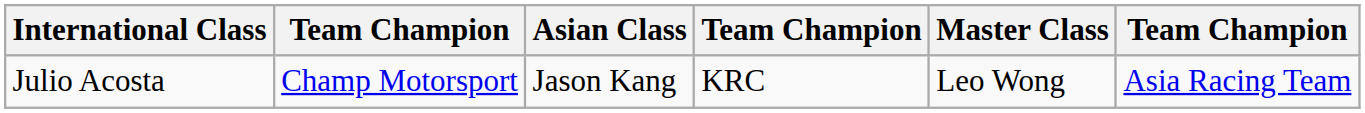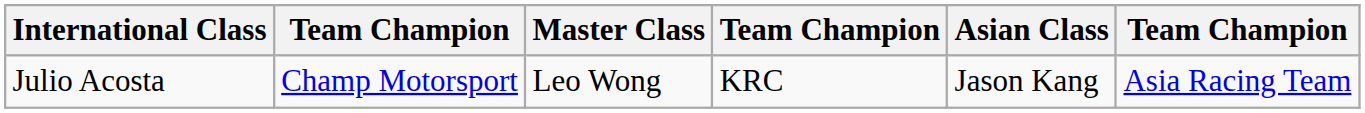columns swapped: (610, 29) <-> (1023, 29)
